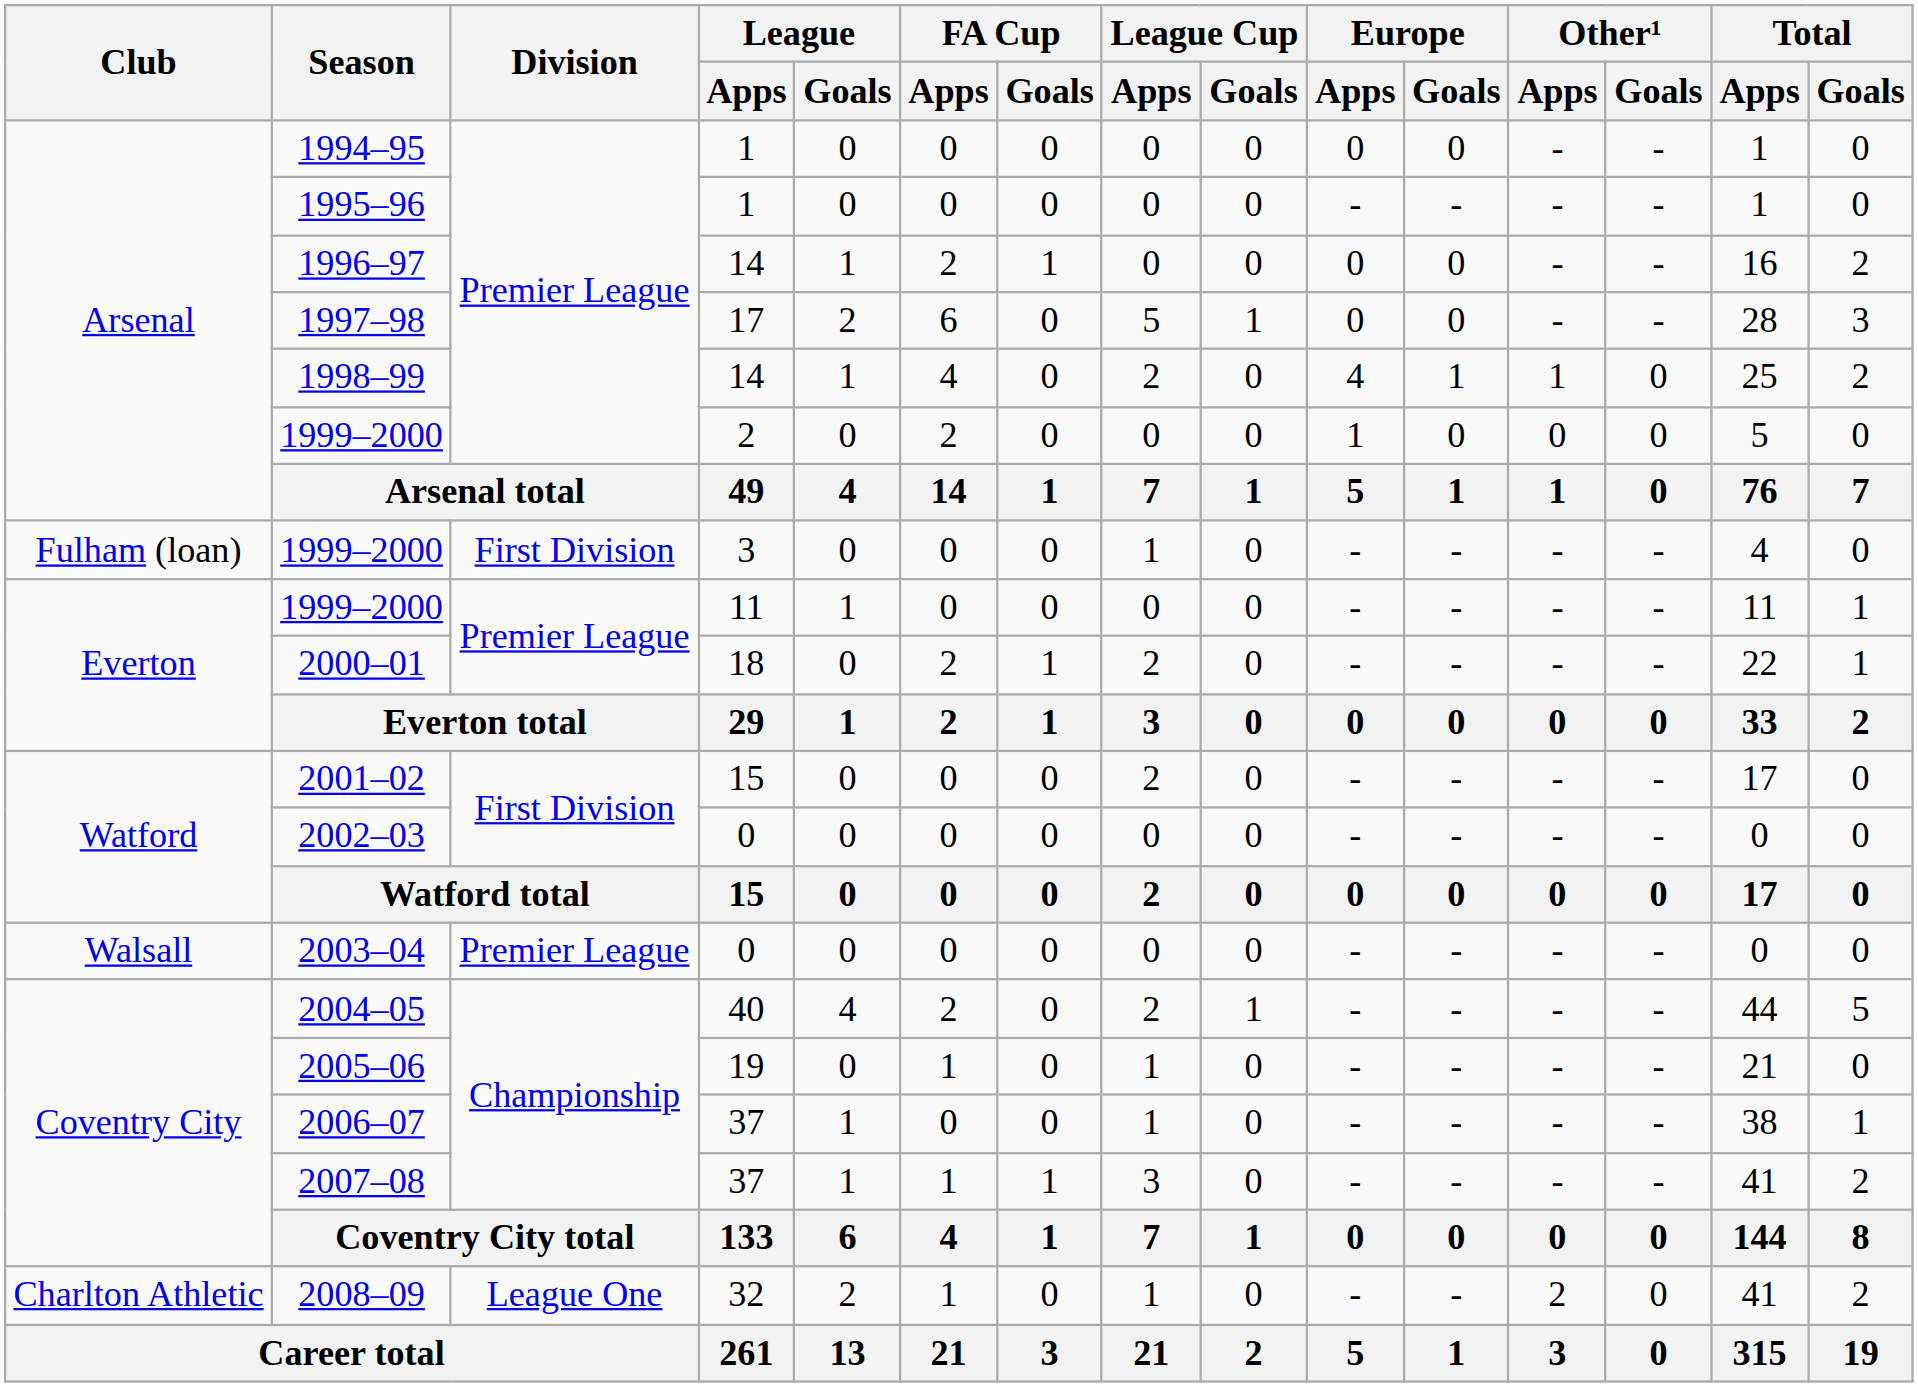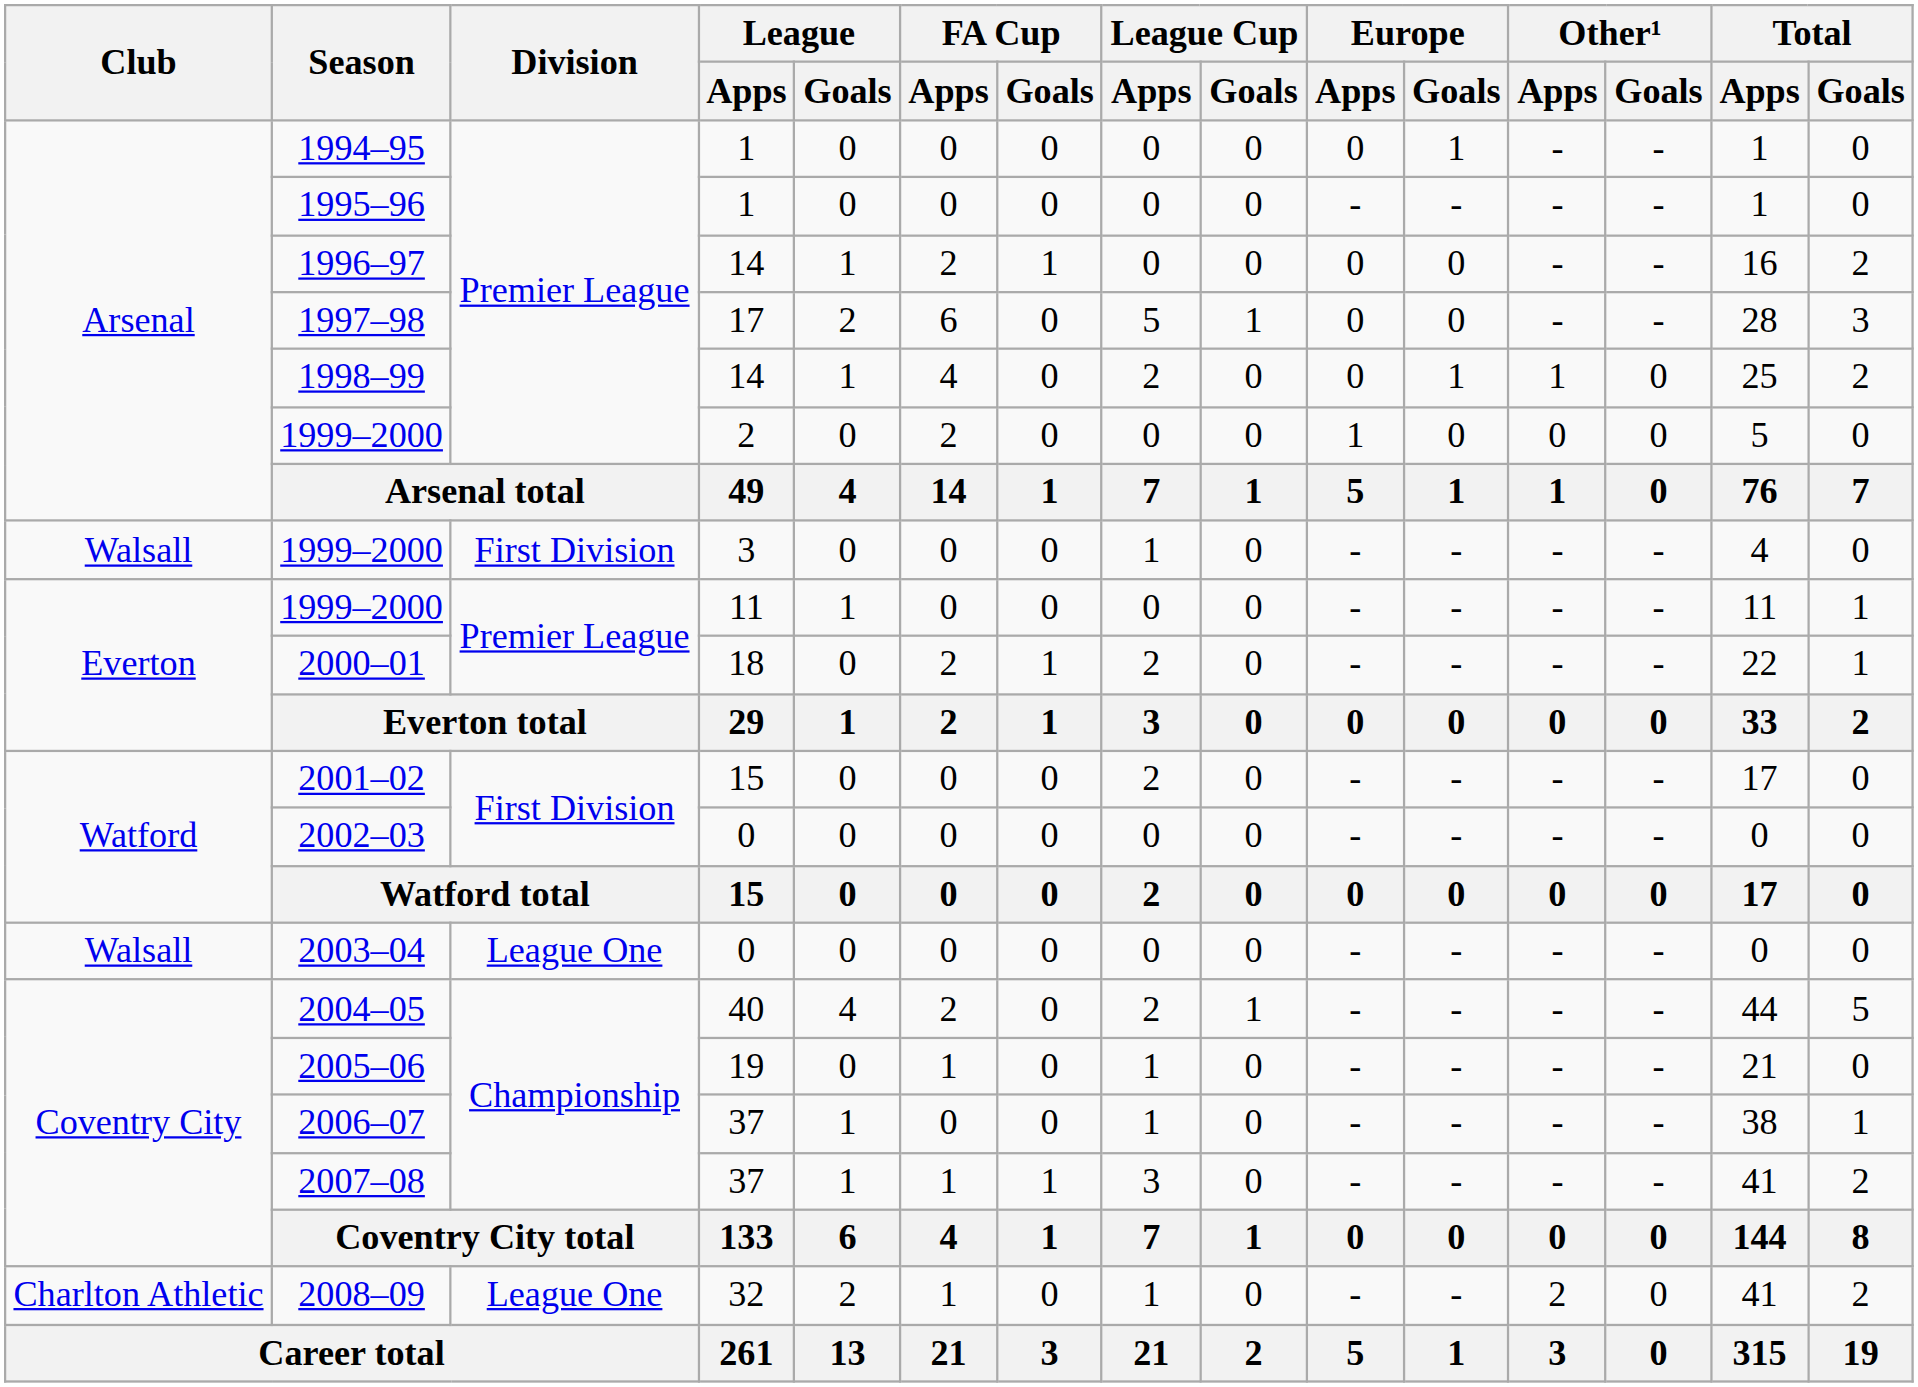(1456, 147) 0 -> (1456, 147) 1
(1355, 377) 4 -> (1355, 377) 0
(139, 549) Fulham (loan) -> (139, 549) Walsall
(575, 950) Premier League -> (575, 950) League One
